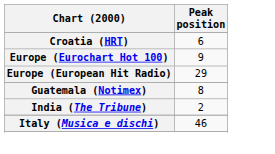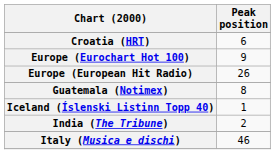(201, 74) 29 -> (244, 74) 26
+ row: (111, 107)
